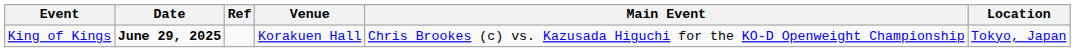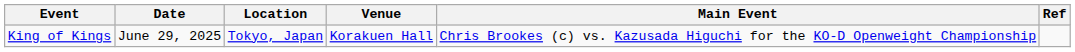columns swapped: (1019, 15) <-> (240, 15)
(169, 36) bold -> (169, 36) normal
